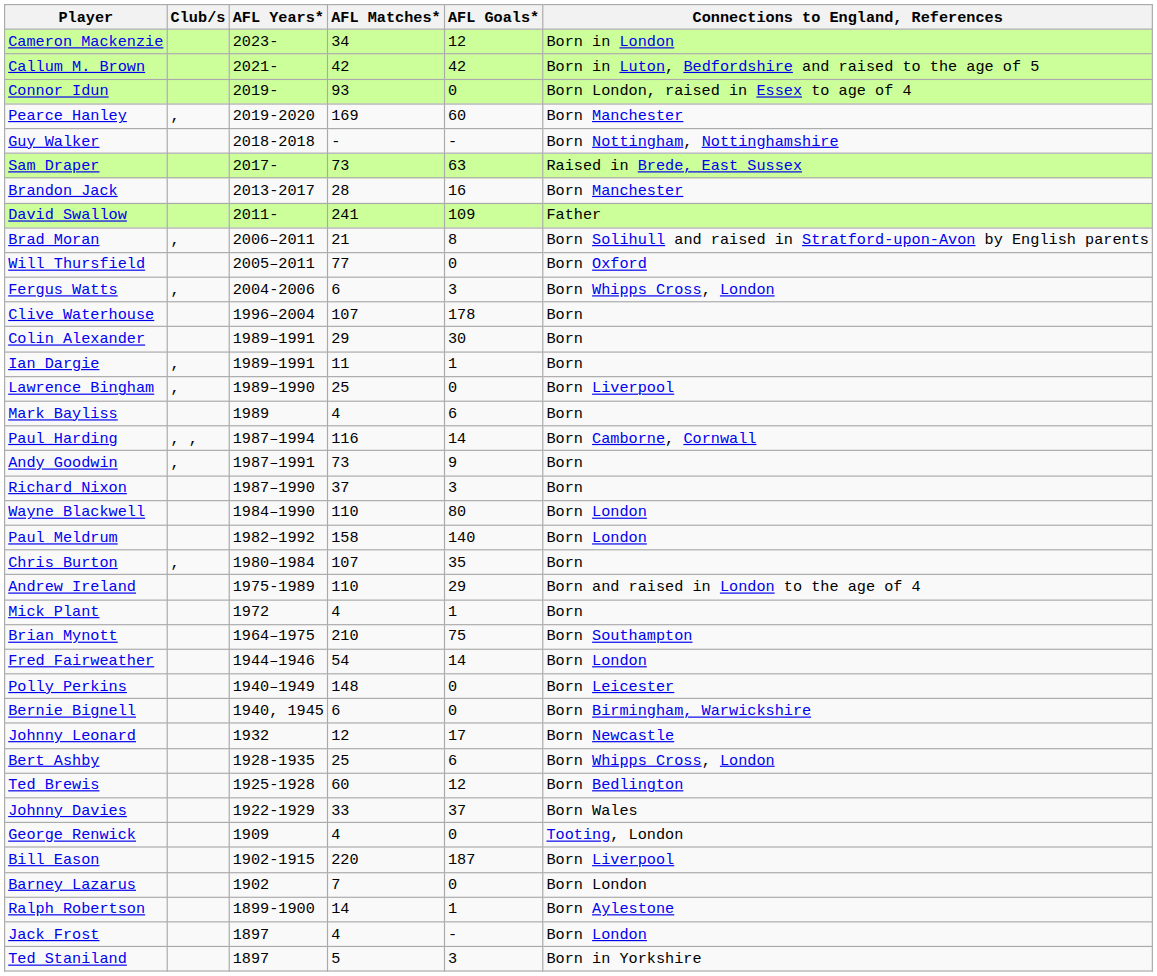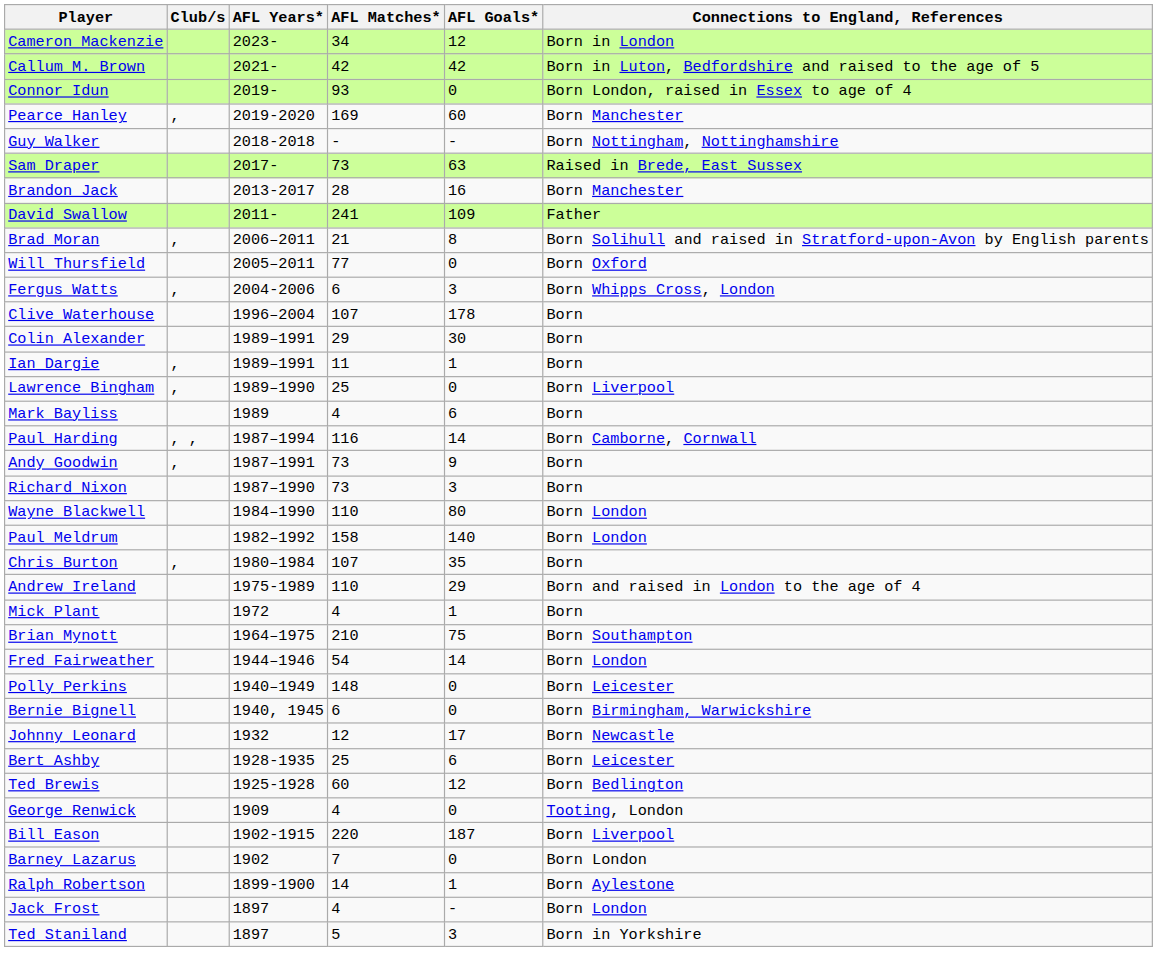(340, 488) 37 -> (340, 488) 73
(661, 761) Born Whipps Cross, London -> (610, 761) Born Leicester
- row: (68, 810)
